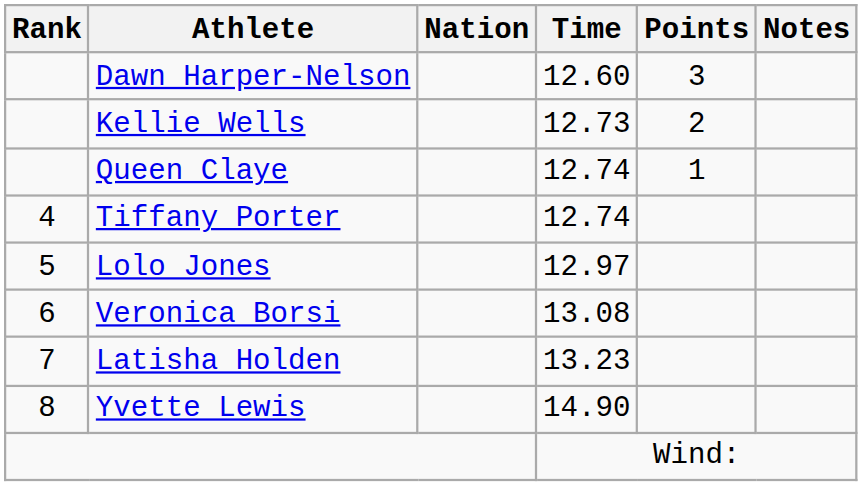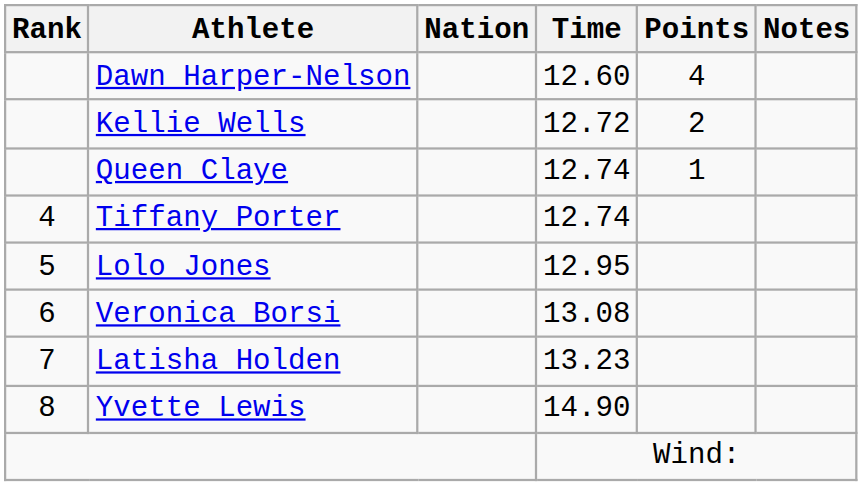(697, 76) 3 -> (697, 76) 4
(587, 124) 12.73 -> (587, 124) 12.72
(587, 266) 12.97 -> (587, 266) 12.95
